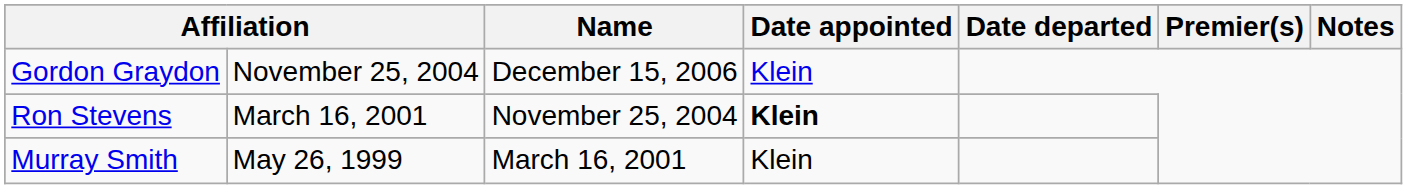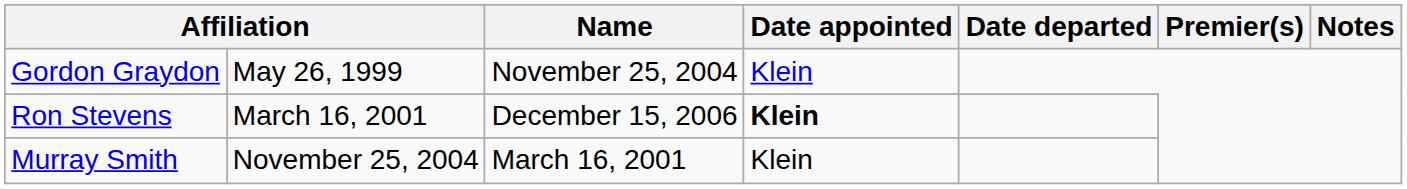(356, 71) November 25, 2004 -> (318, 71) May 26, 1999
(615, 71) December 15, 2006 -> (615, 71) November 25, 2004
(615, 115) November 25, 2004 -> (615, 115) December 15, 2006
(318, 159) May 26, 1999 -> (356, 159) November 25, 2004
